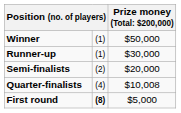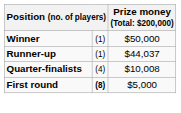(142, 54) $30,000 -> (142, 54) $44,037
- row: (38, 69)
